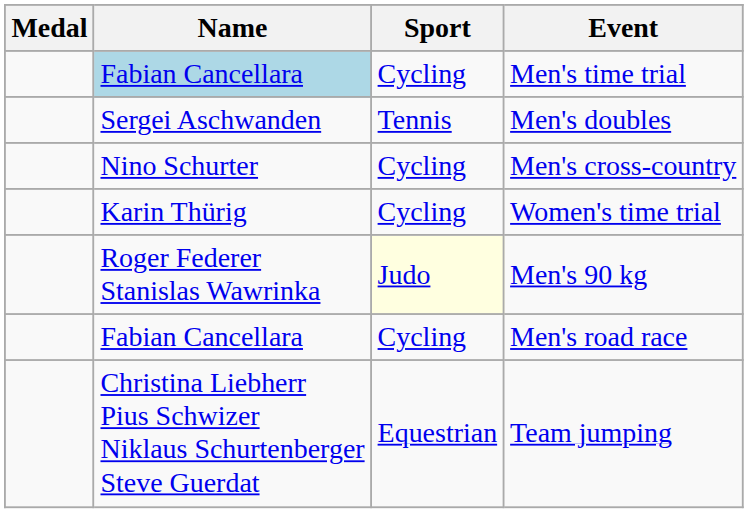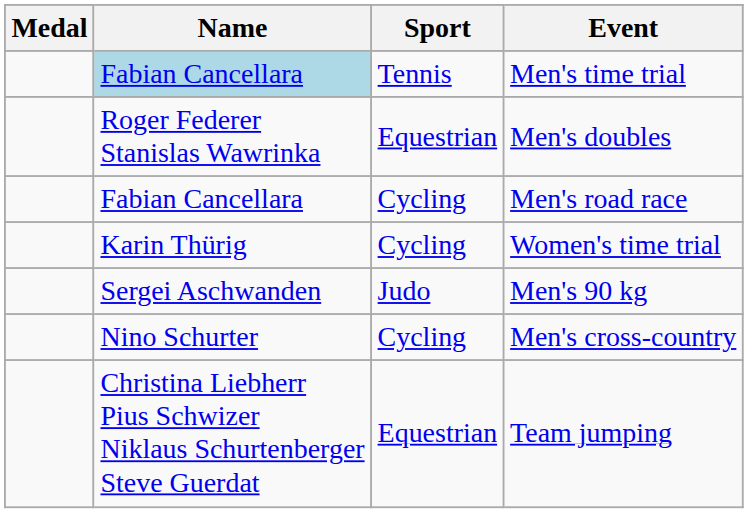(422, 73) Cycling -> (415, 73) Tennis
(211, 119) Sergei Aschwanden -> (210, 136) Roger Federer Stanislas Wawrinka
(415, 119) Tennis -> (437, 136) Equestrian
rows swapped: (599, 337) <-> (623, 166)
(210, 274) Roger Federer Stanislas Wawrinka -> (211, 291) Sergei Aschwanden
(404, 274) lightyellow background -> (404, 291) no background
